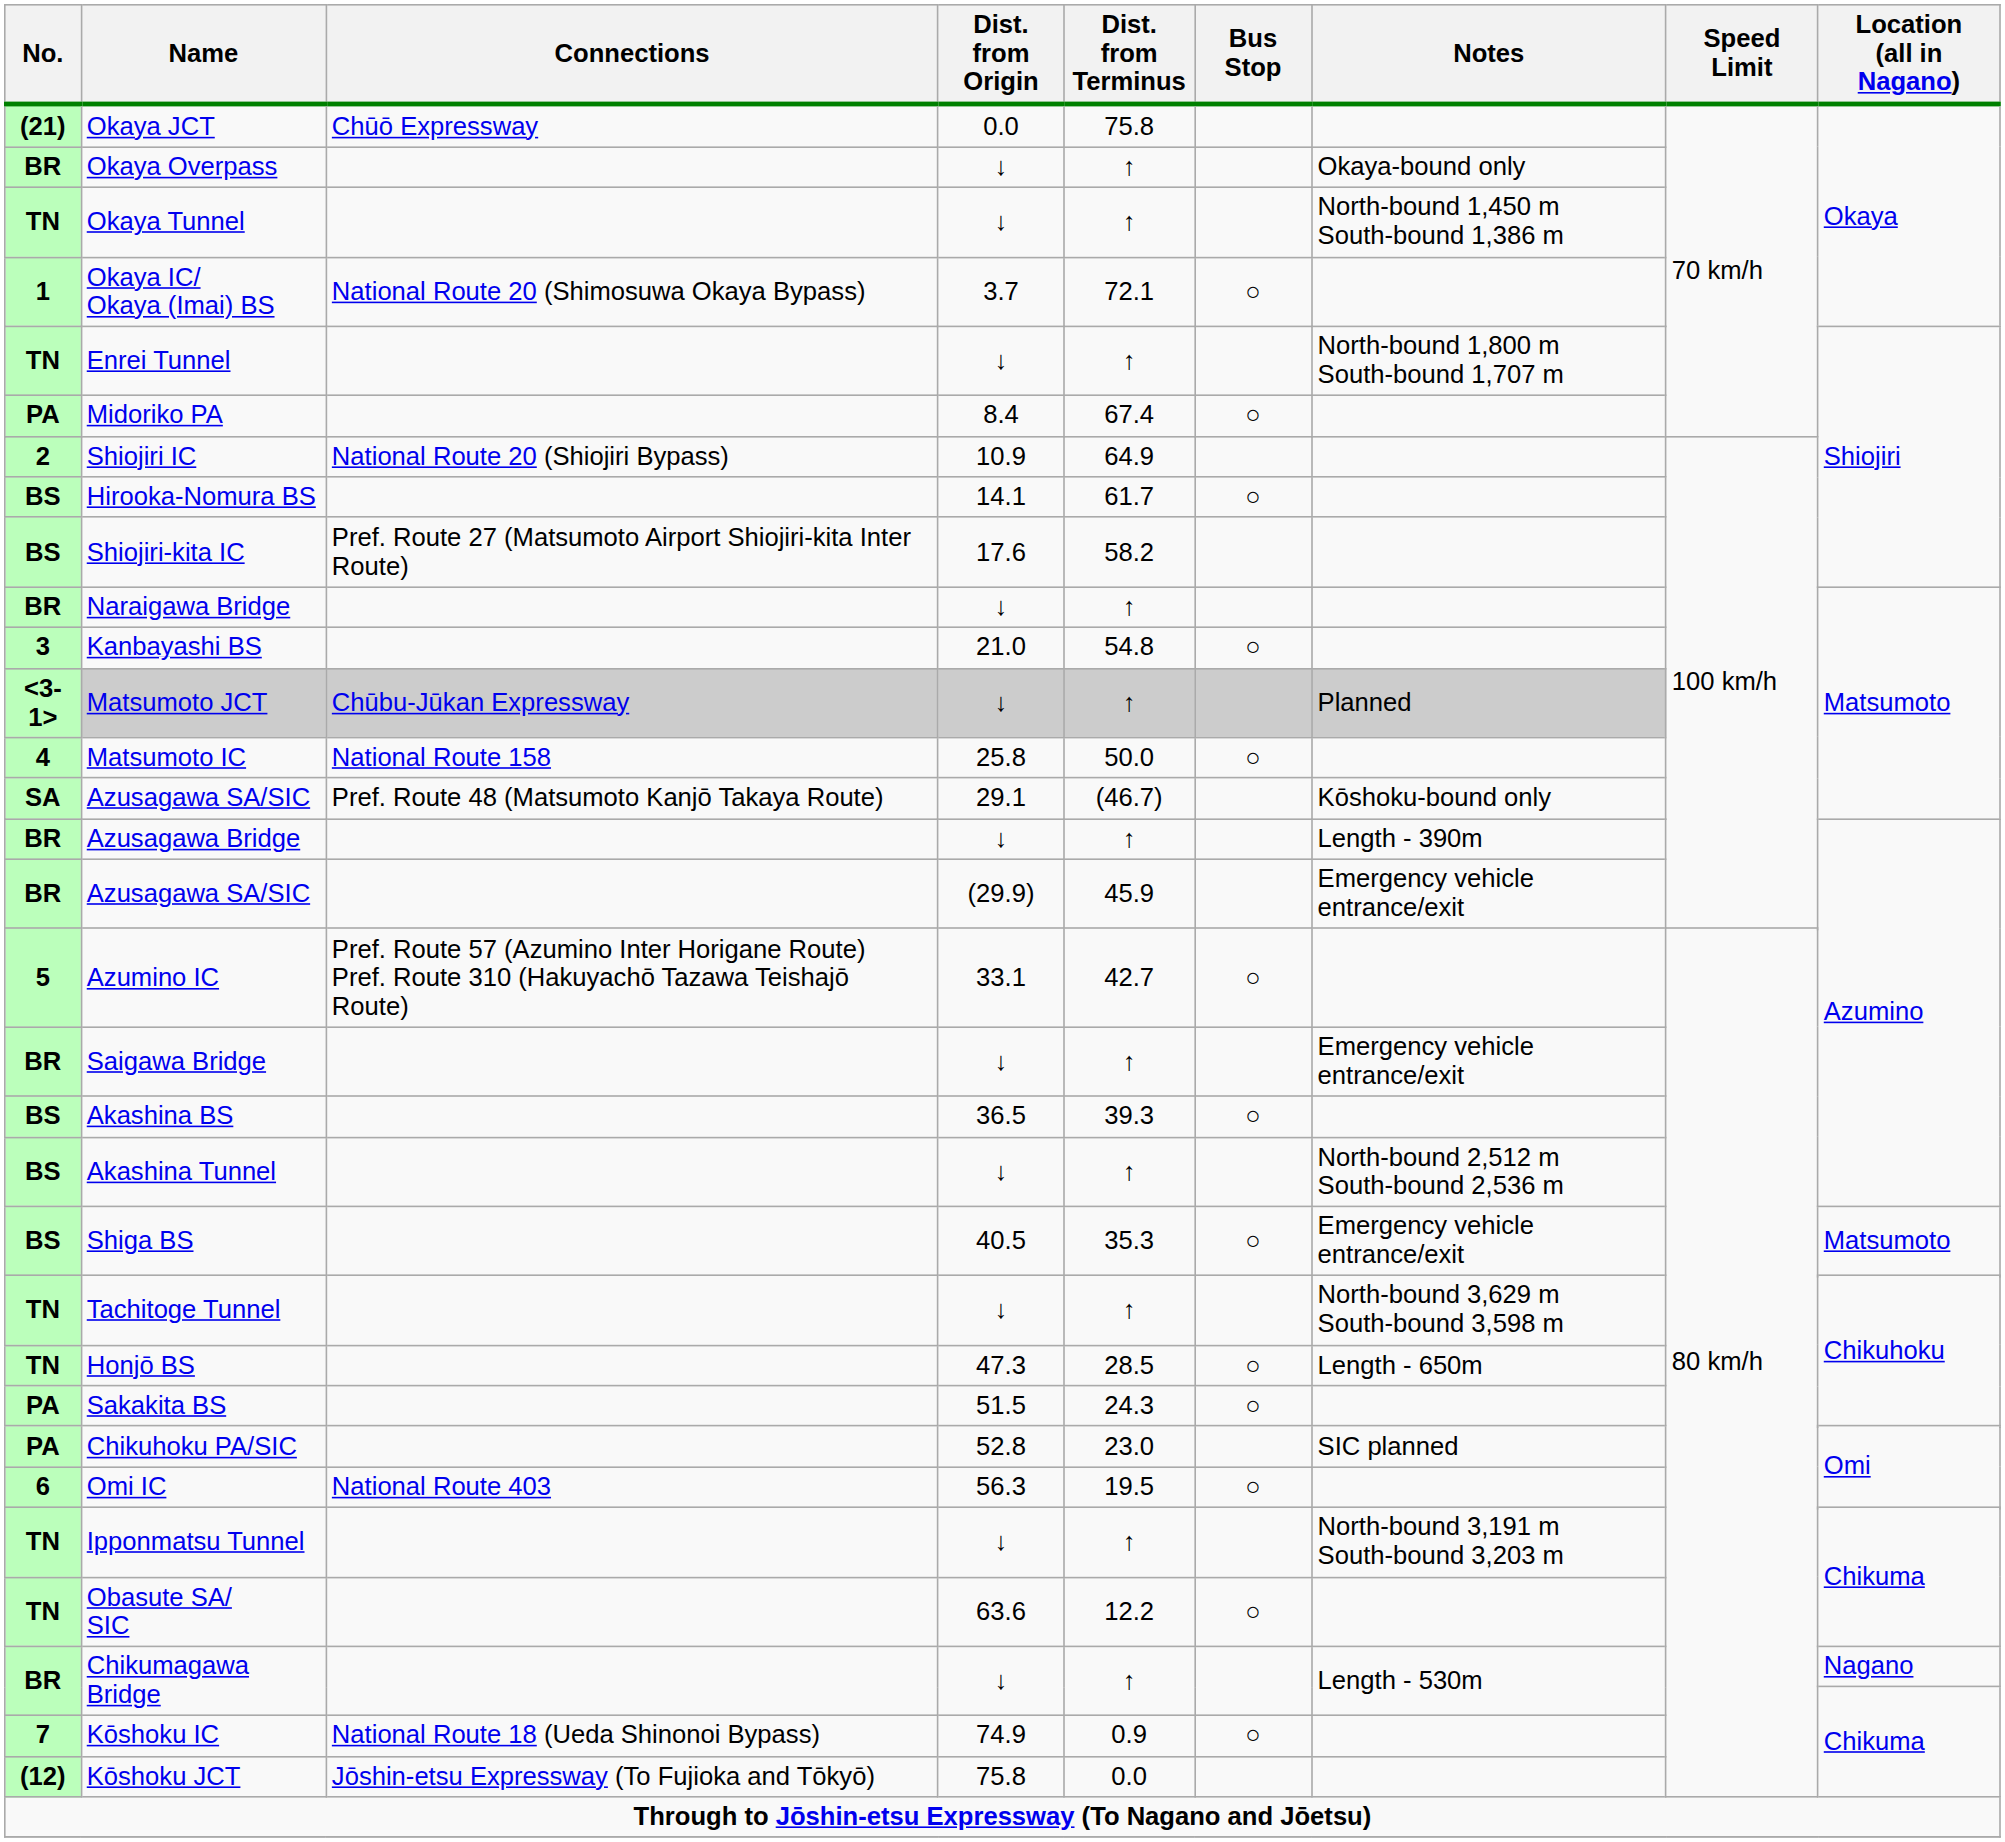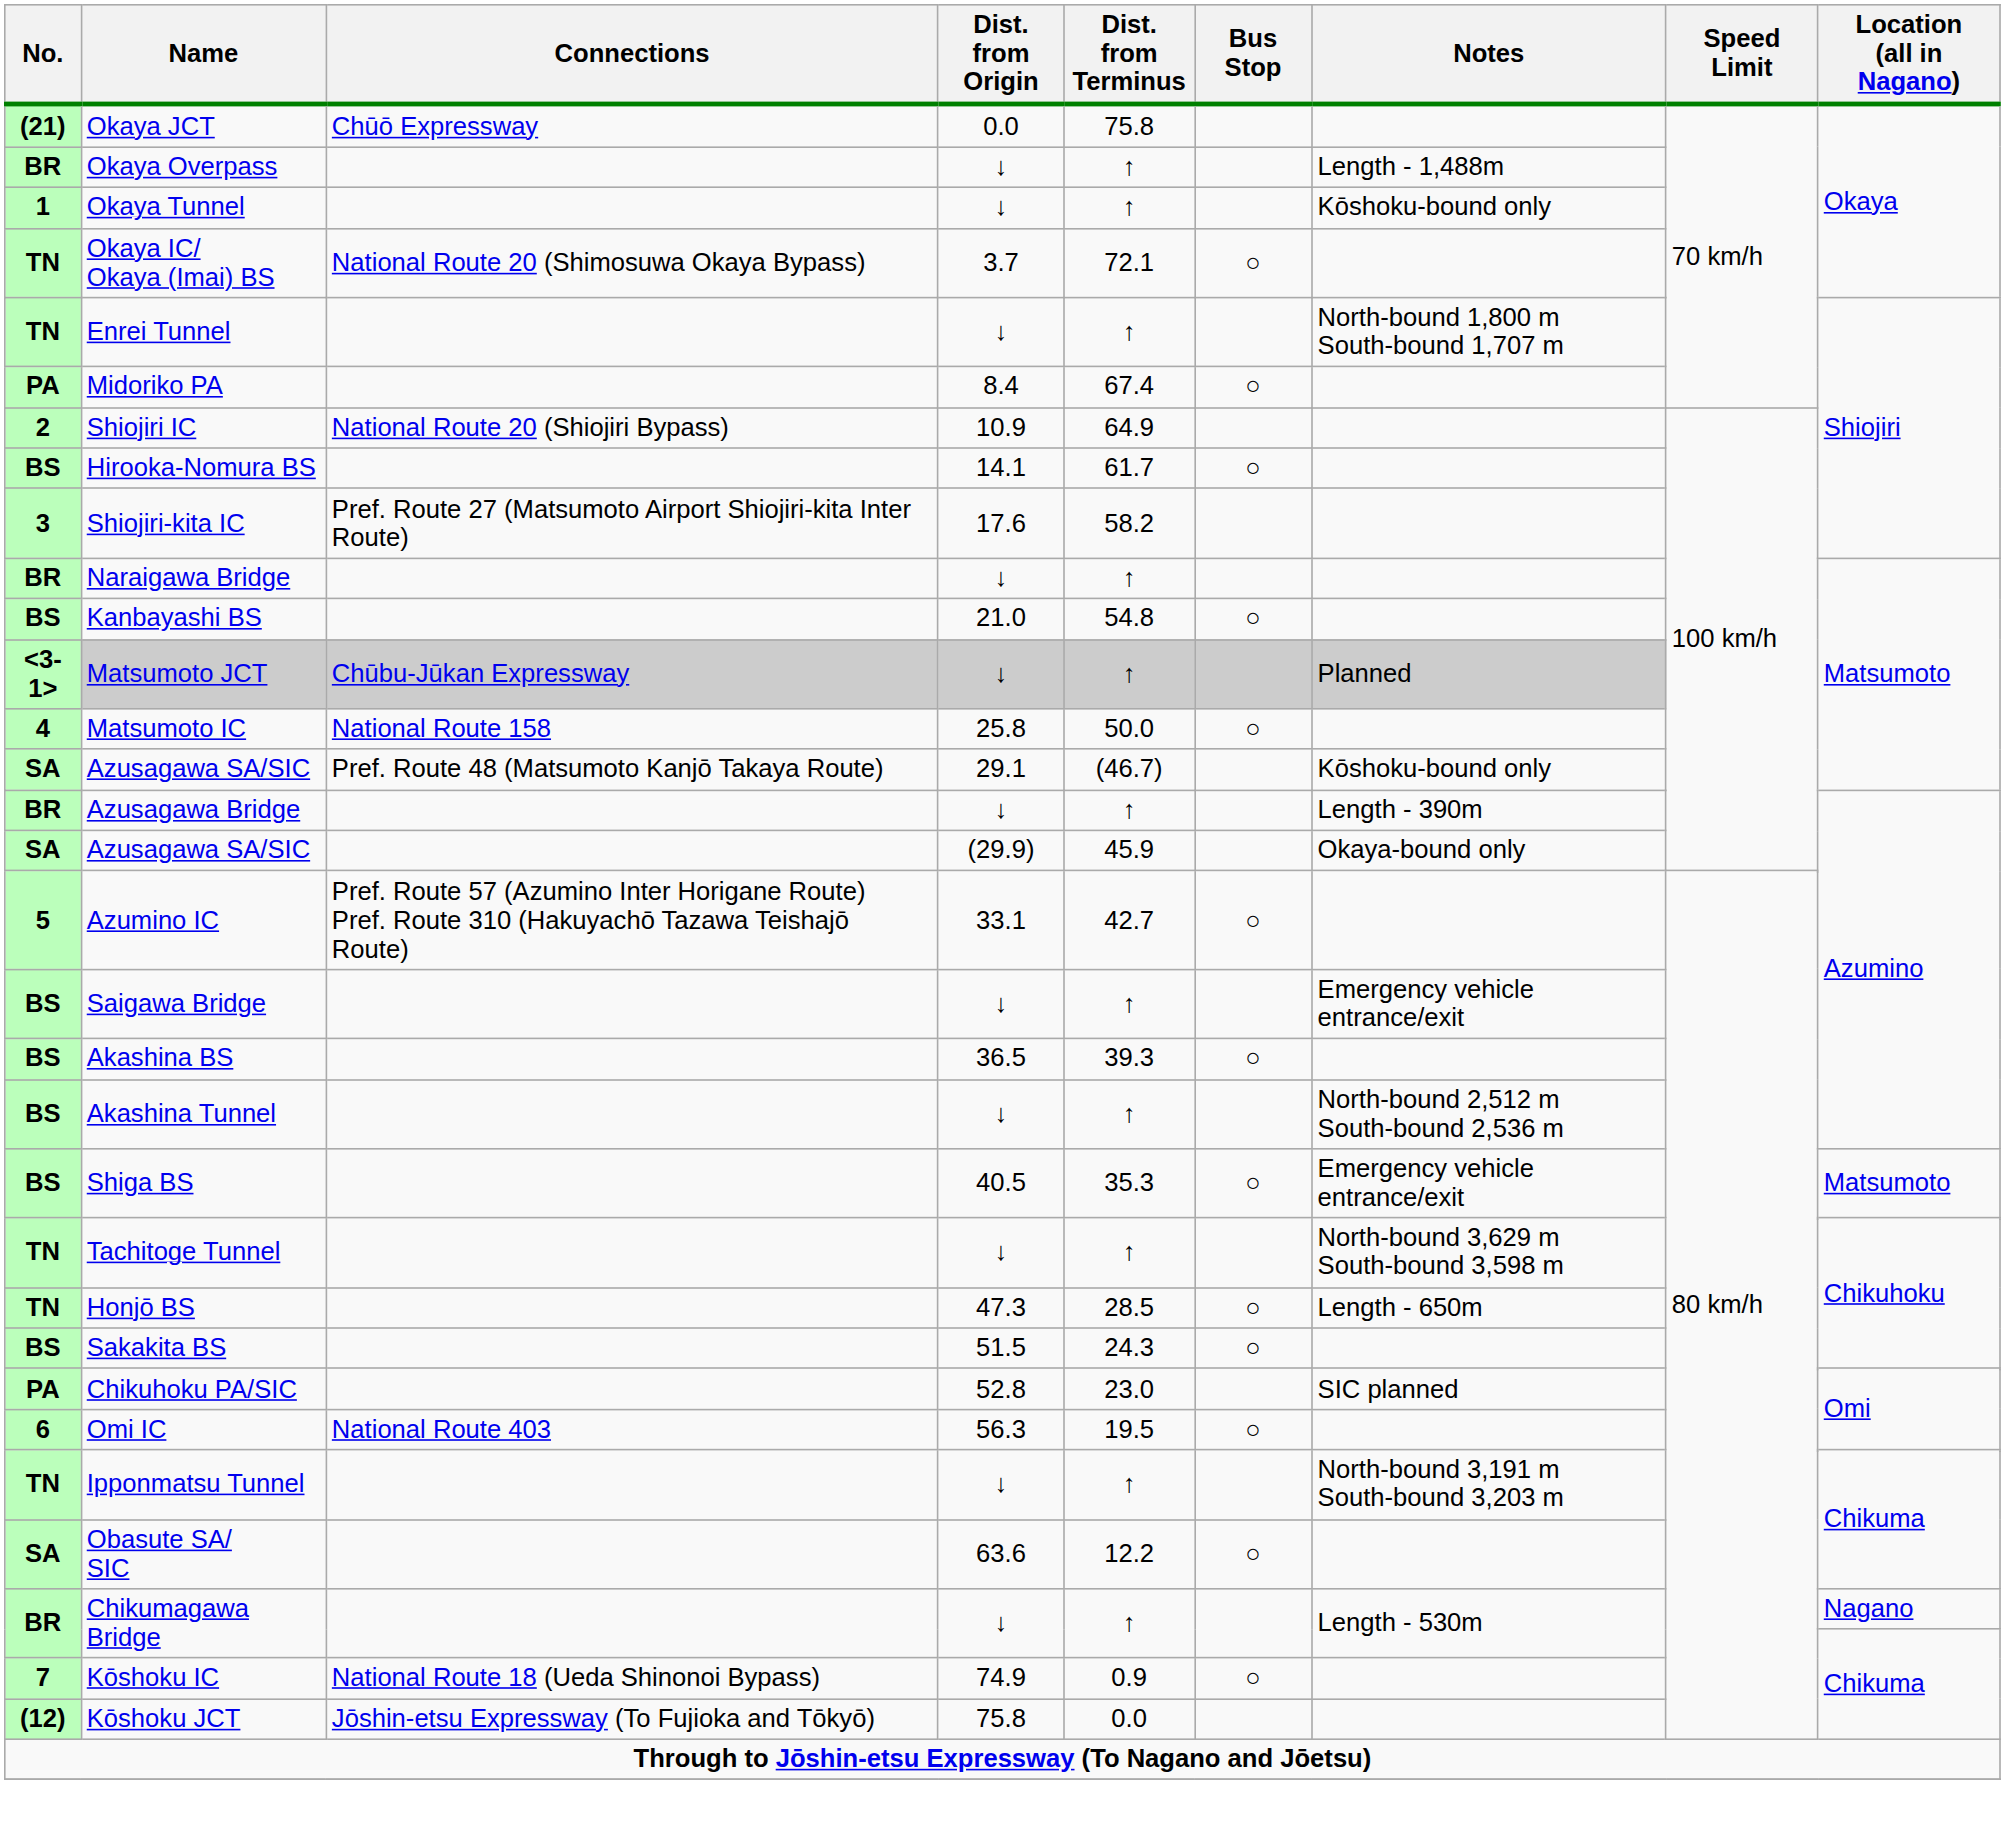(1421, 166) Okaya-bound only -> (1411, 166) Length - 1,488m
(43, 221) TN -> (43, 207) 1
(1441, 221) North-bound 1,450 m South-bound 1,386 m -> (1434, 207) Kōshoku-bound only
(43, 291) 1 -> (43, 262) TN
(43, 551) BS -> (43, 523) 3
(43, 647) 3 -> (43, 618) BS
(43, 893) BR -> (43, 850) SA
(1426, 893) Emergency vehicle entrance/exit -> (1421, 850) Okaya-bound only
(43, 1061) BR -> (43, 1003) BS
(43, 1405) PA -> (43, 1348) BS
(43, 1611) TN -> (43, 1553) SA
